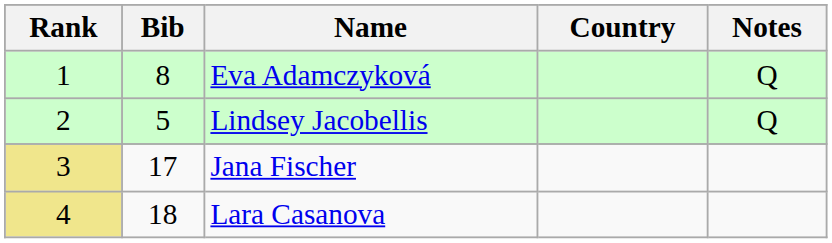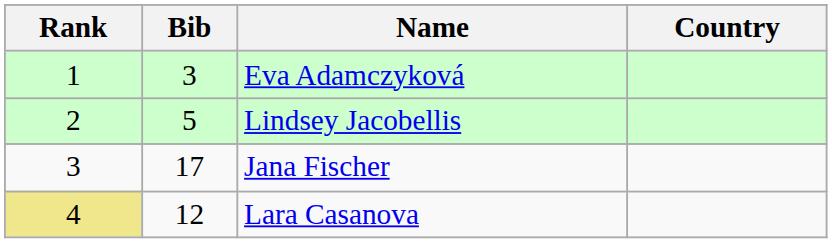- column: (767, 27)
(163, 74) 8 -> (189, 74) 3
(63, 167) khaki background -> (73, 167) no background
(163, 213) 18 -> (189, 213) 12
